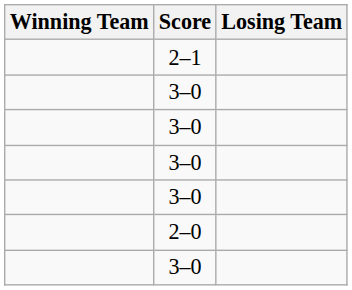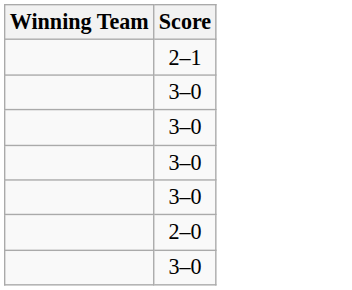- column: (282, 22)
